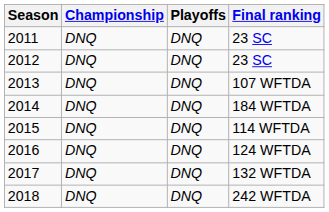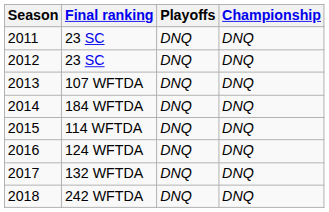columns swapped: (277, 15) <-> (114, 15)
